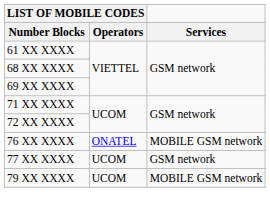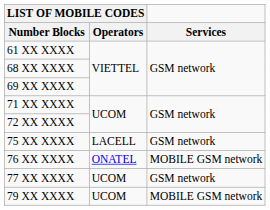+ row: (41, 141)
